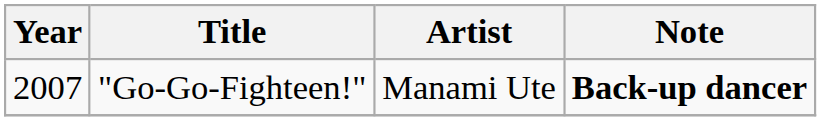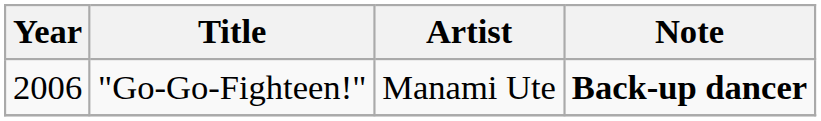(48, 86) 2007 -> (48, 86) 2006
